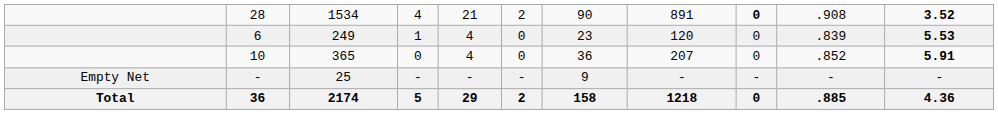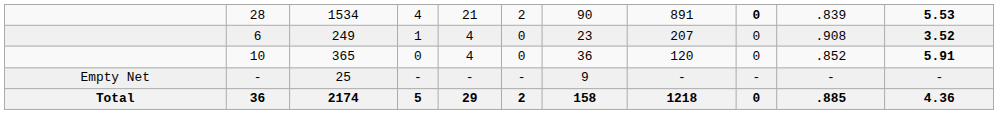(831, 15) .908 -> (831, 15) .839
(939, 15) 3.52 -> (939, 15) 5.53
(682, 36) 120 -> (682, 36) 207
(831, 36) .839 -> (831, 36) .908
(939, 36) 5.53 -> (939, 36) 3.52
(682, 57) 207 -> (682, 57) 120
